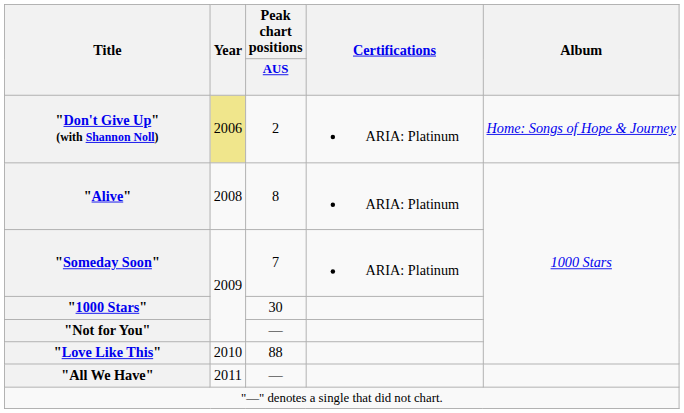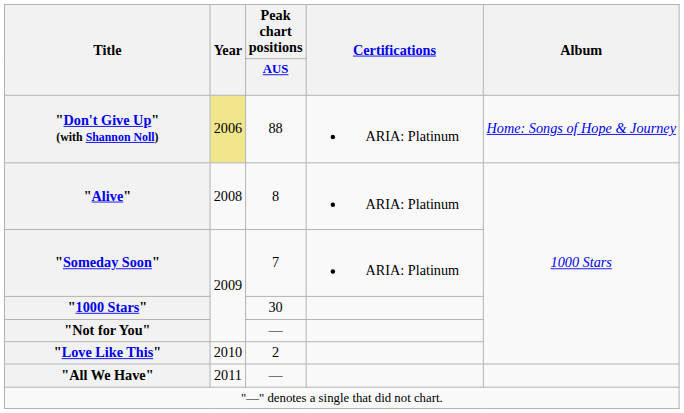(276, 128) 2 -> (276, 128) 88
(276, 353) 88 -> (276, 353) 2
